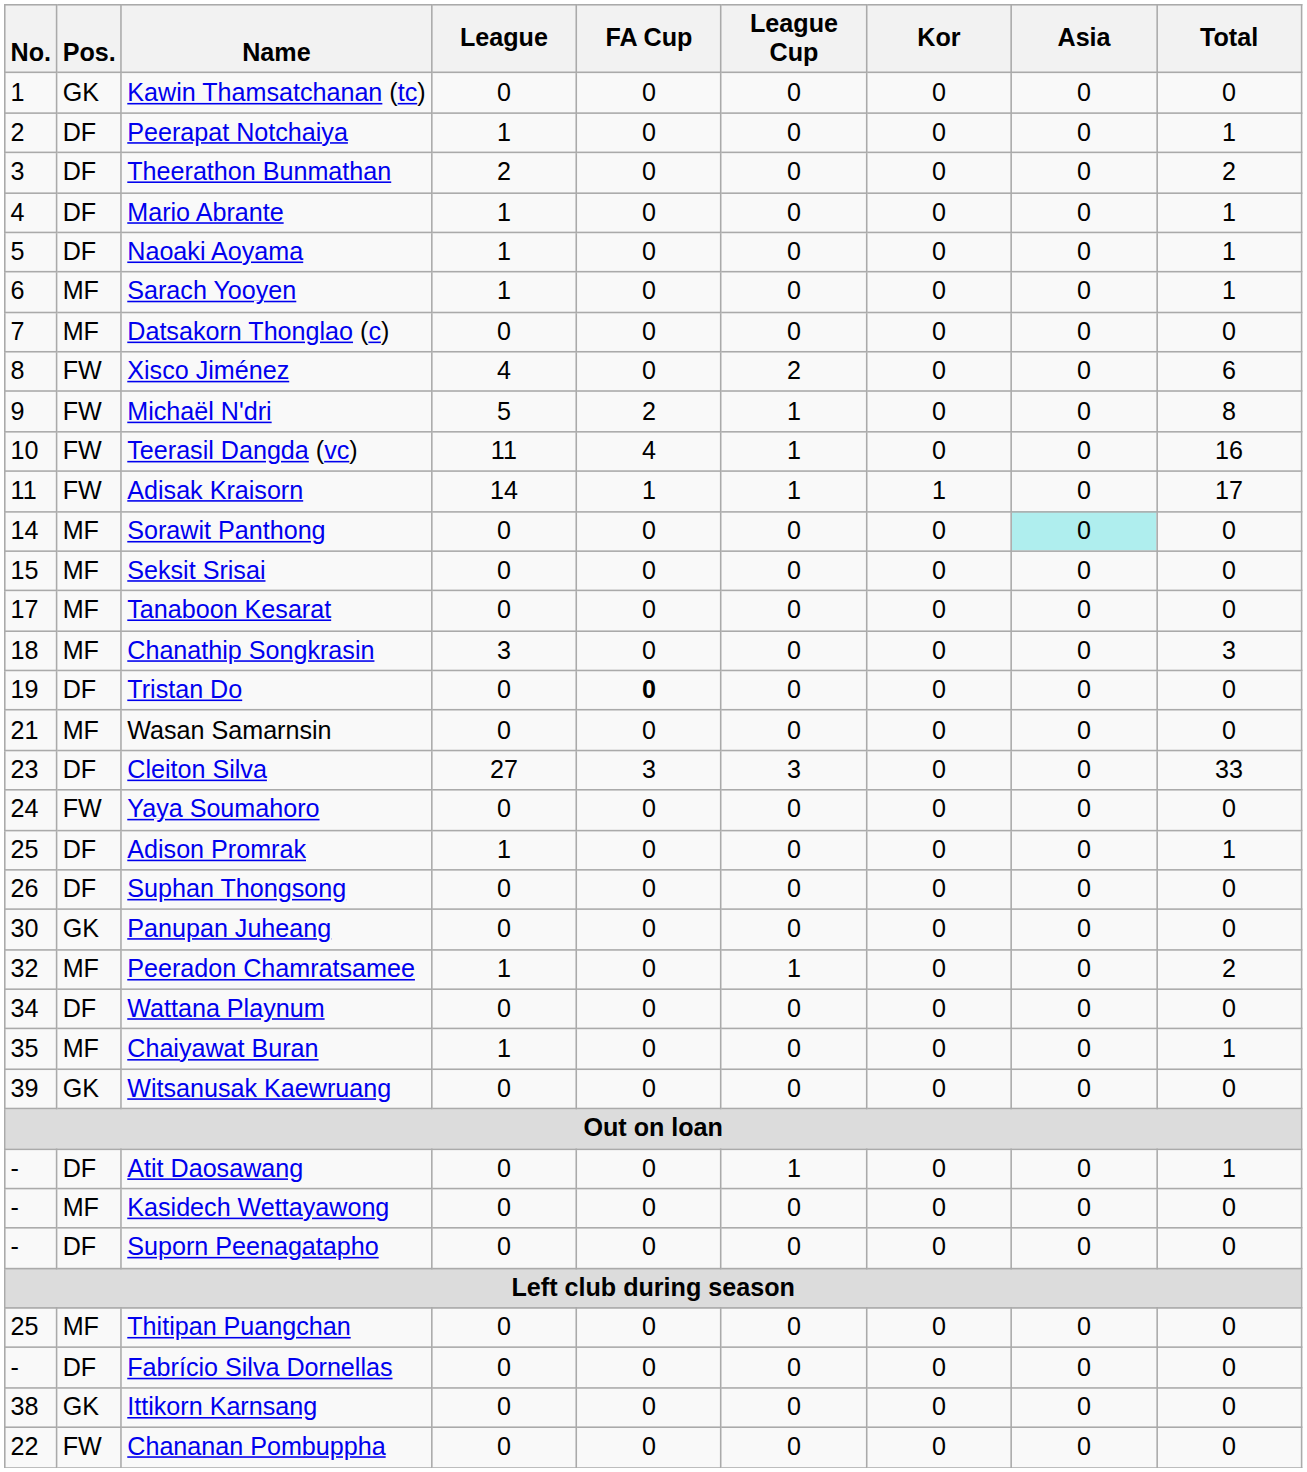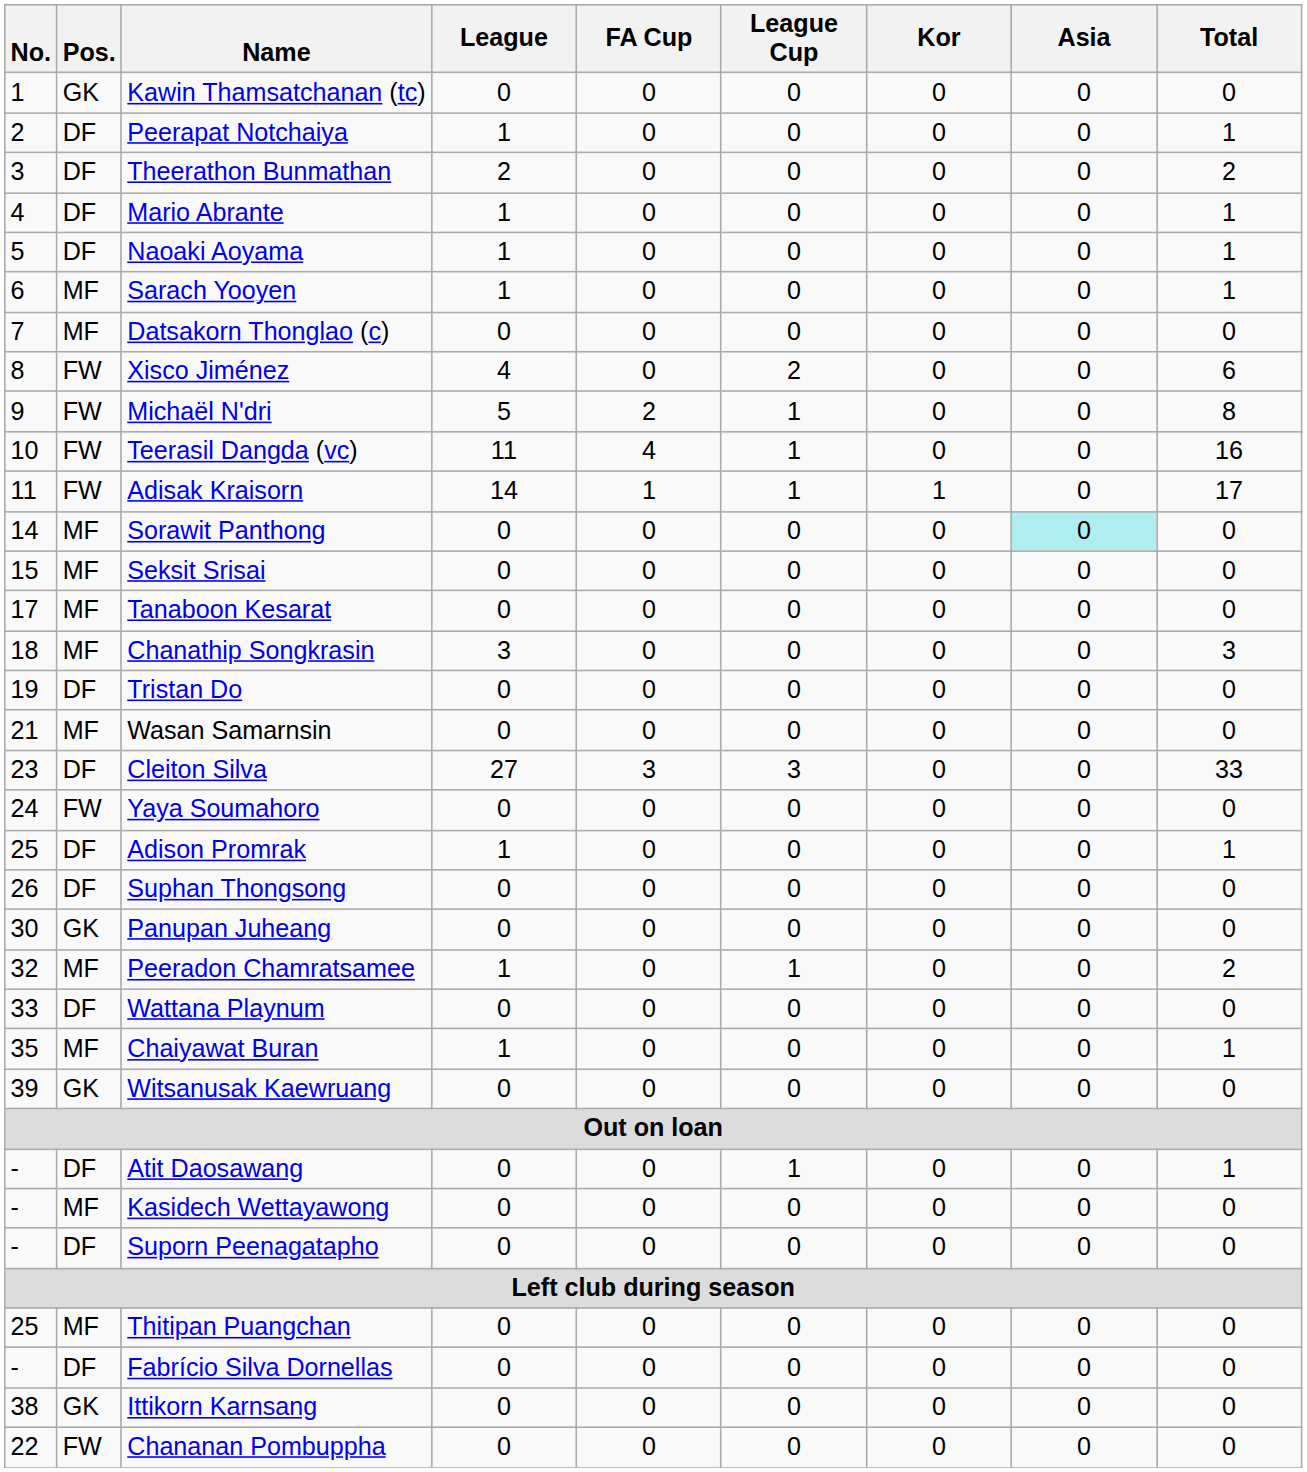(649, 690) bold -> (649, 690) normal
(25, 1008) 34 -> (25, 1008) 33
